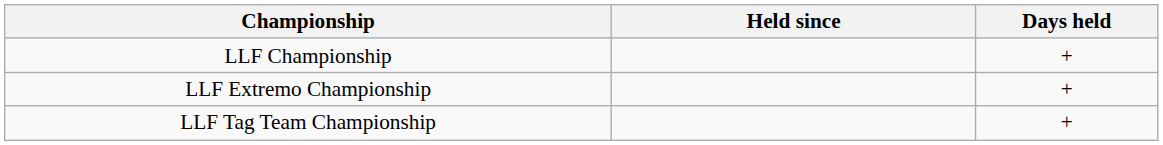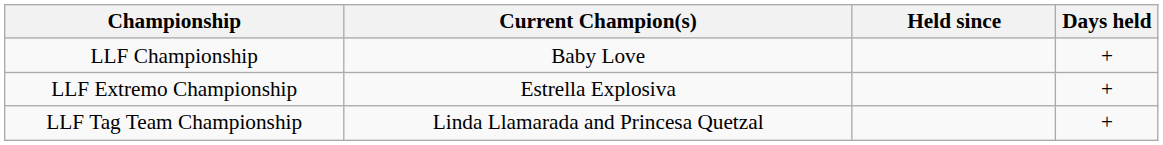+ column: (598, 21)
